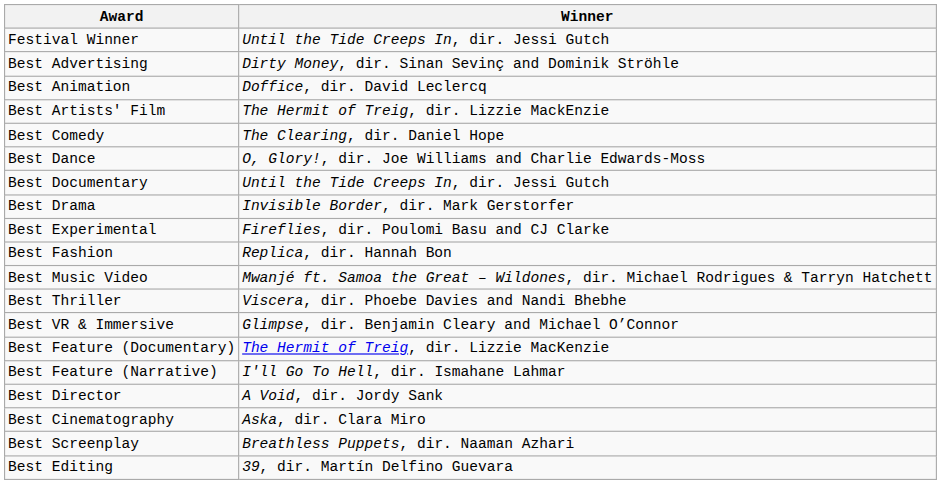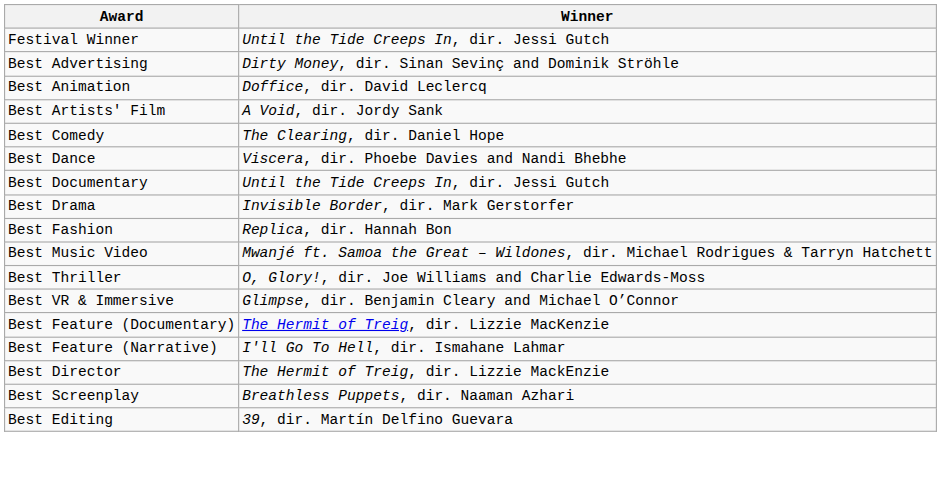(426, 111) The Hermit of Treig, dir. Lizzie MackEnzie -> (343, 111) A Void, dir. Jordy Sank
(474, 159) O, Glory!, dir. Joe Williams and Charlie Edwards-Moss -> (434, 159) Viscera, dir. Phoebe Davies and Nandi Bhebhe
- row: (82, 230)
(434, 301) Viscera, dir. Phoebe Davies and Nandi Bhebhe -> (474, 277) O, Glory!, dir. Joe Williams and Charlie Edwards-Moss
(343, 396) A Void, dir. Jordy Sank -> (426, 372) The Hermit of Treig, dir. Lizzie MackEnzie
- row: (91, 420)
